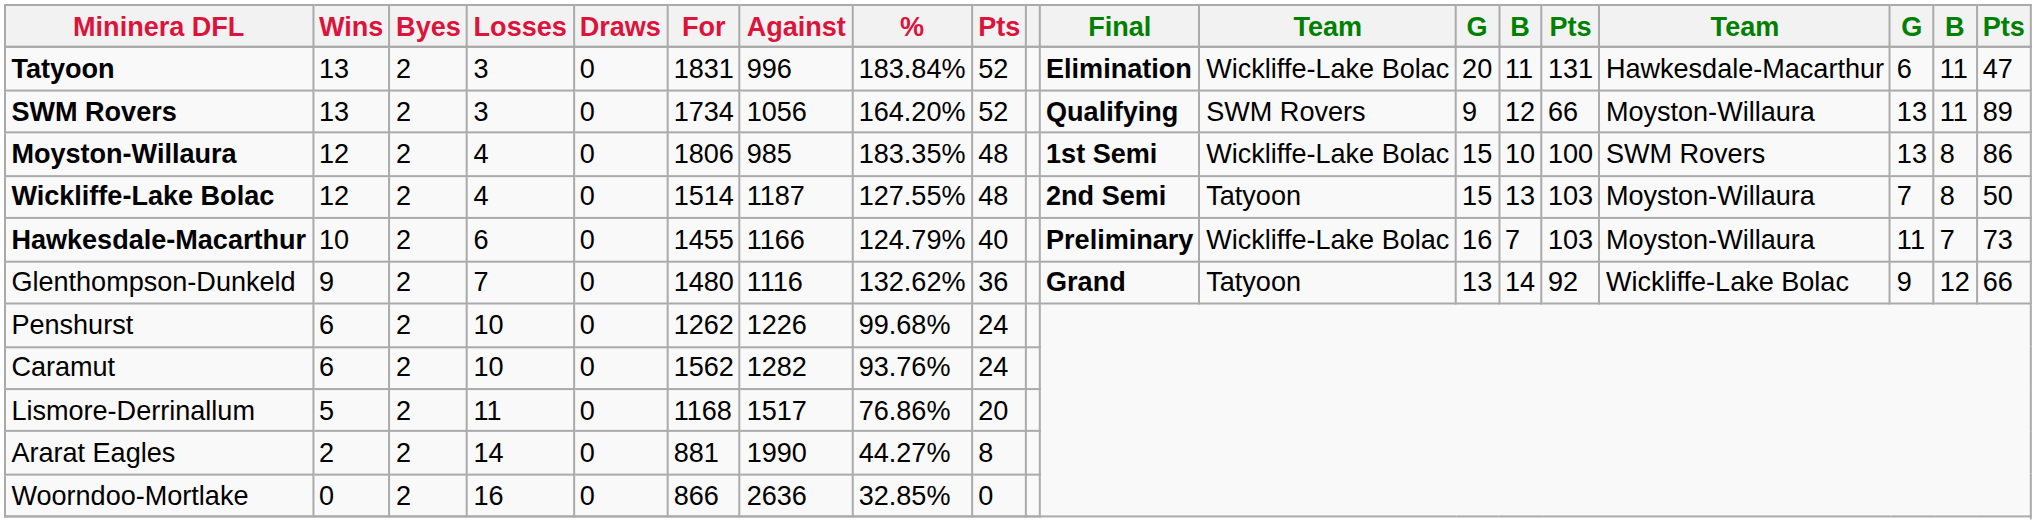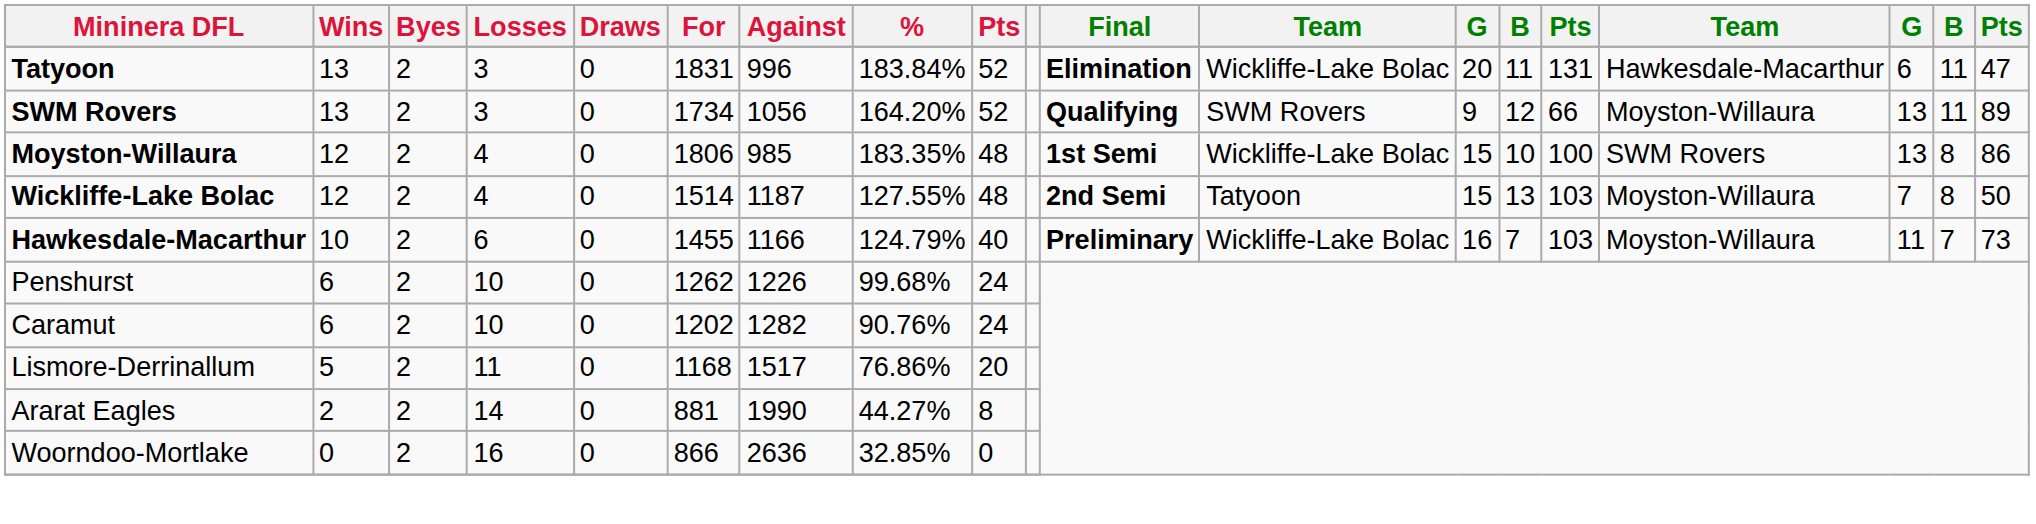- row: (154, 282)
(704, 367) 1562 -> (704, 325) 1202
(905, 367) 93.76% -> (905, 325) 90.76%
